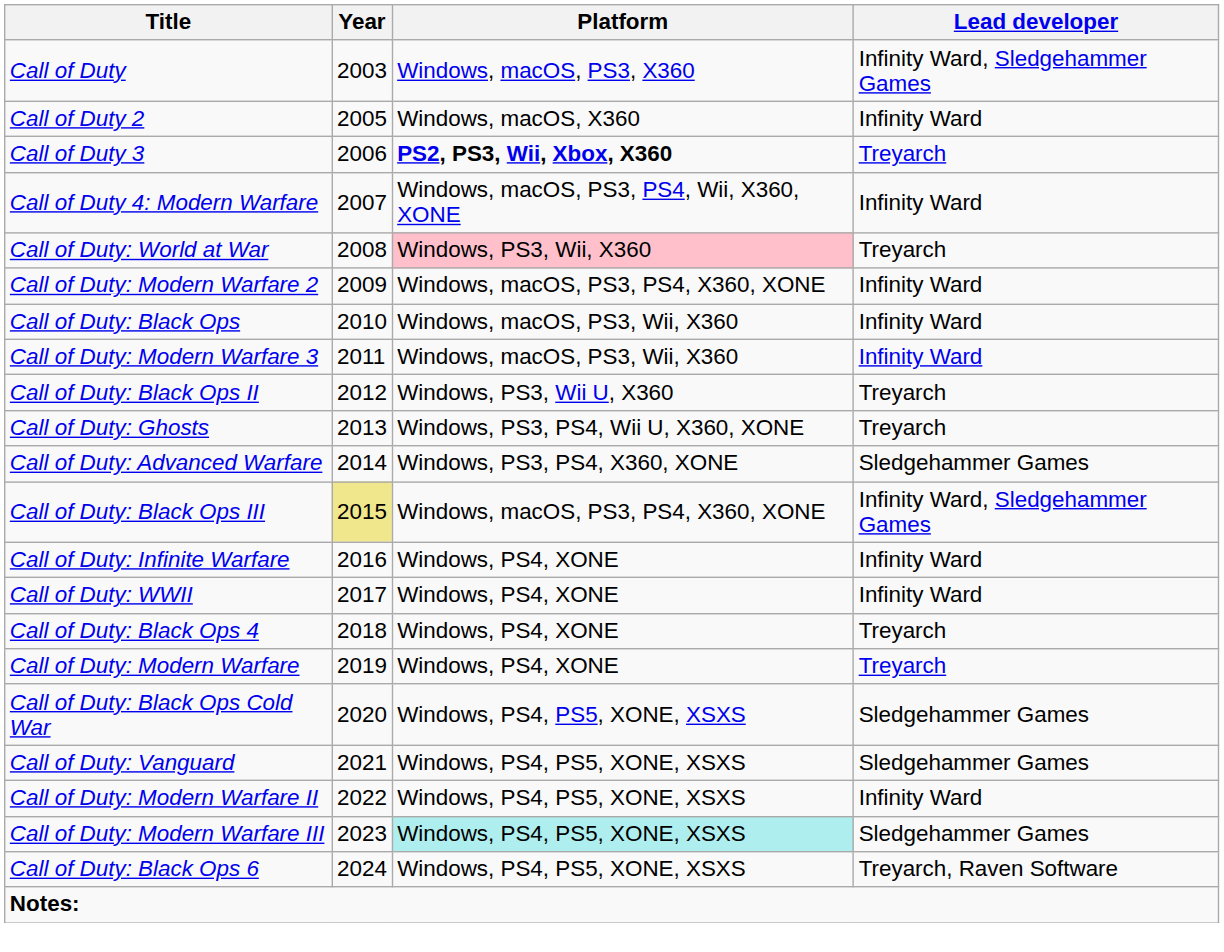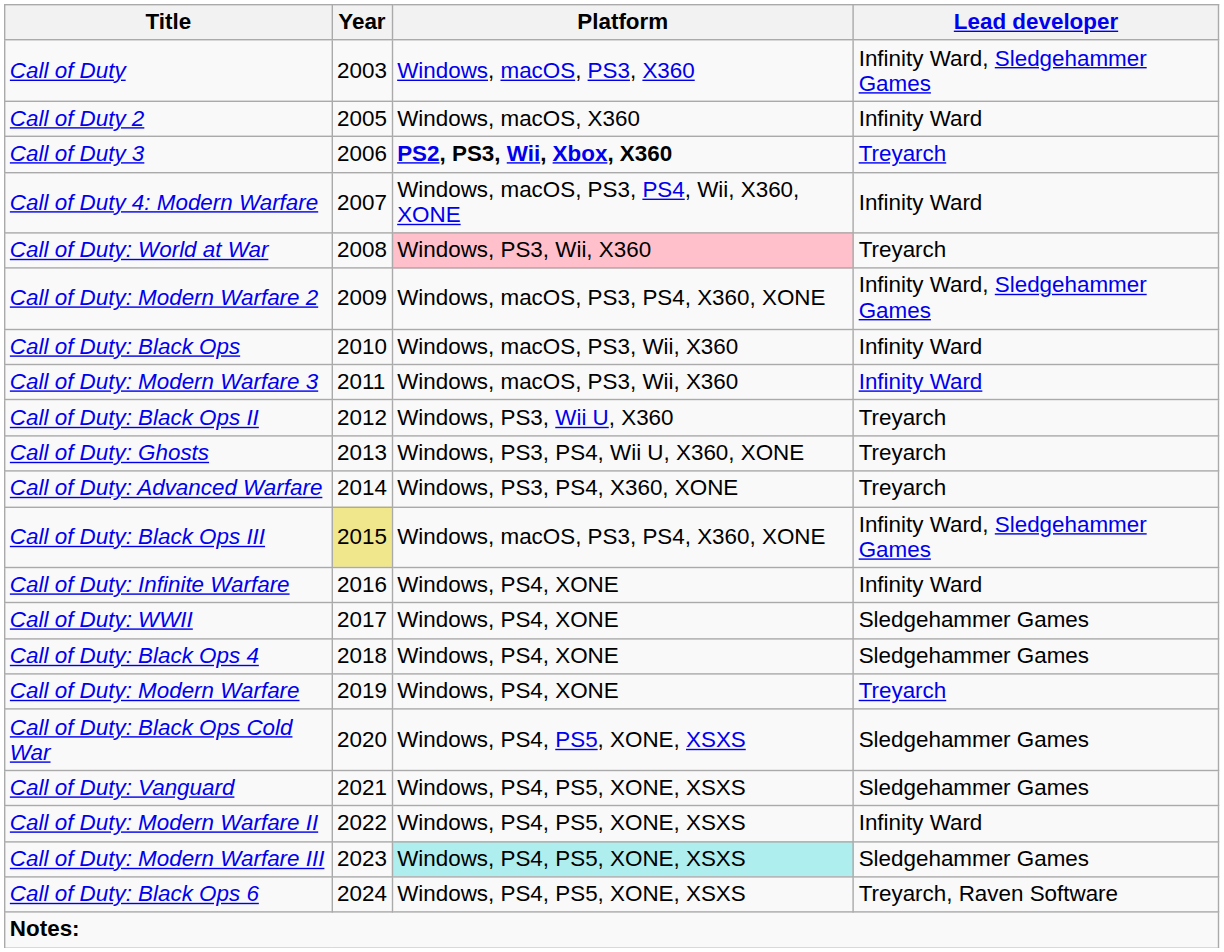(921, 285) Infinity Ward -> (1003, 298) Infinity Ward, Sledgehammer Games
(974, 463) Sledgehammer Games -> (902, 488) Treyarch
(921, 595) Infinity Ward -> (974, 620) Sledgehammer Games
(902, 630) Treyarch -> (974, 655) Sledgehammer Games
